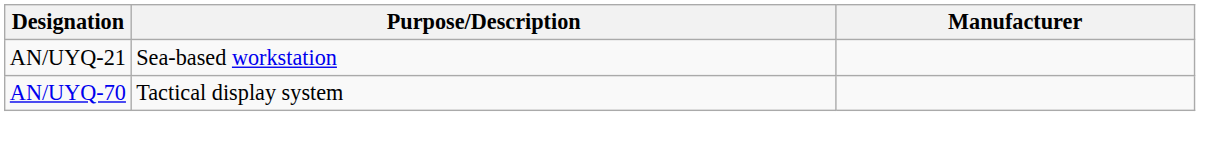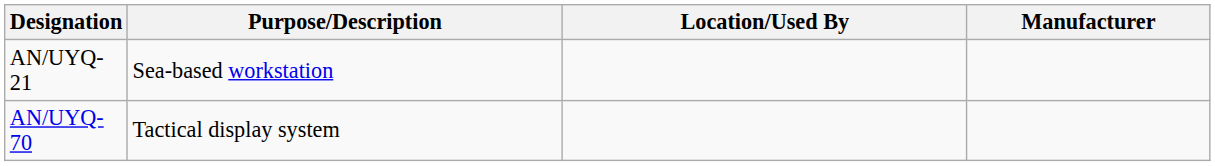+ column: (765, 22)
